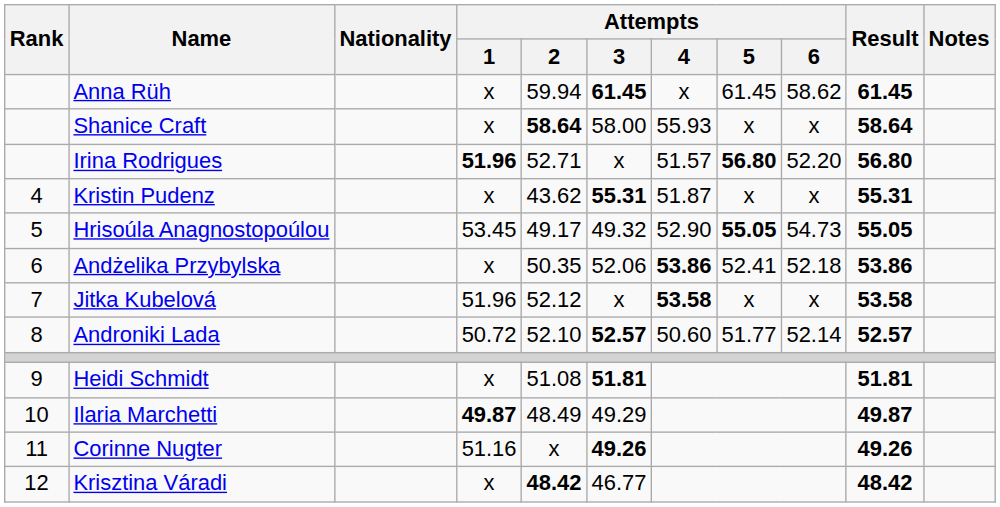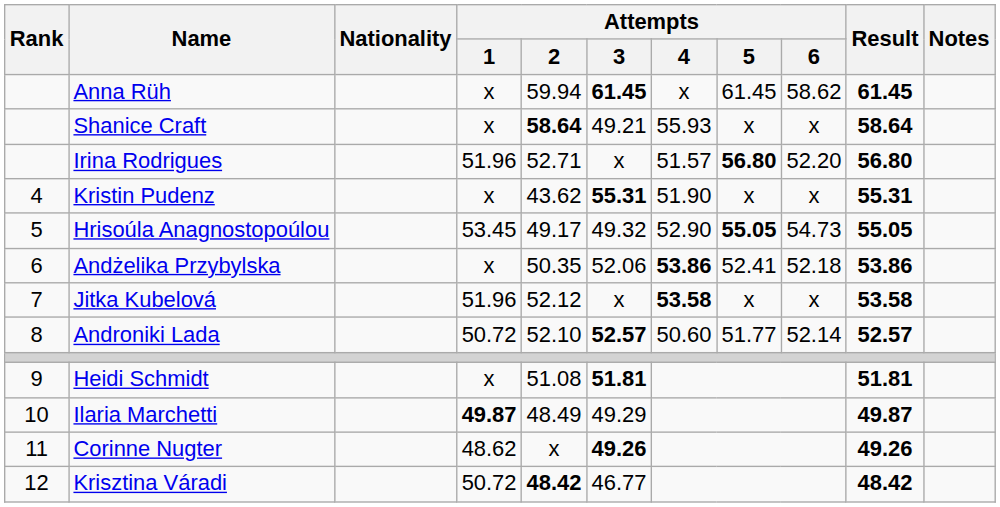(619, 126) 58.00 -> (619, 126) 49.21
(489, 160) bold -> (489, 160) normal
(684, 195) 51.87 -> (684, 195) 51.90
(489, 449) 51.16 -> (489, 449) 48.62
(489, 483) x -> (489, 483) 50.72
